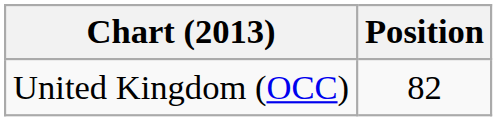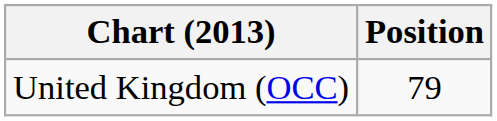(425, 86) 82 -> (425, 86) 79
